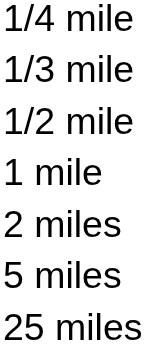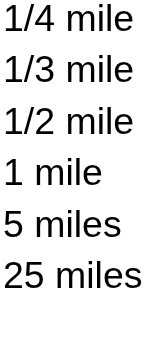- row: (62, 224)
